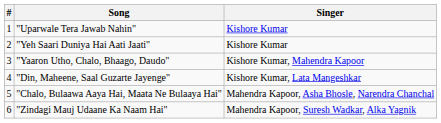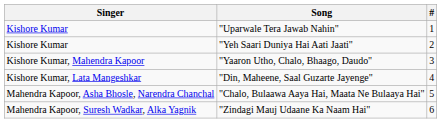columns swapped: (9, 12) <-> (330, 12)
